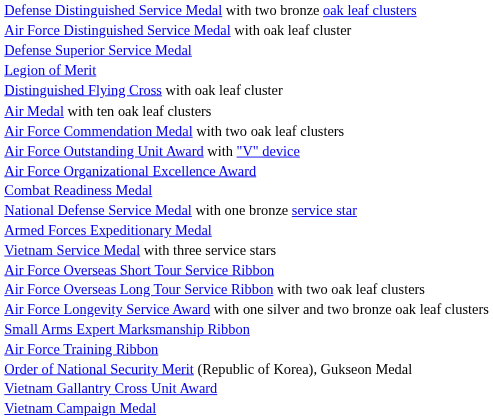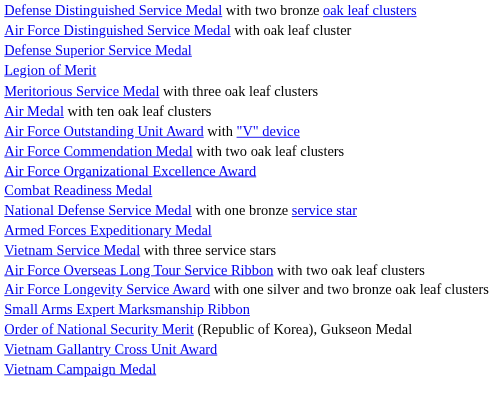- row: (143, 90)
+ row: (161, 91)
rows swapped: (174, 131) <-> (152, 151)
- row: (139, 270)
- row: (81, 349)
